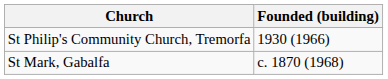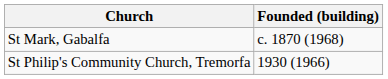rows swapped: (59, 62) <-> (129, 39)
